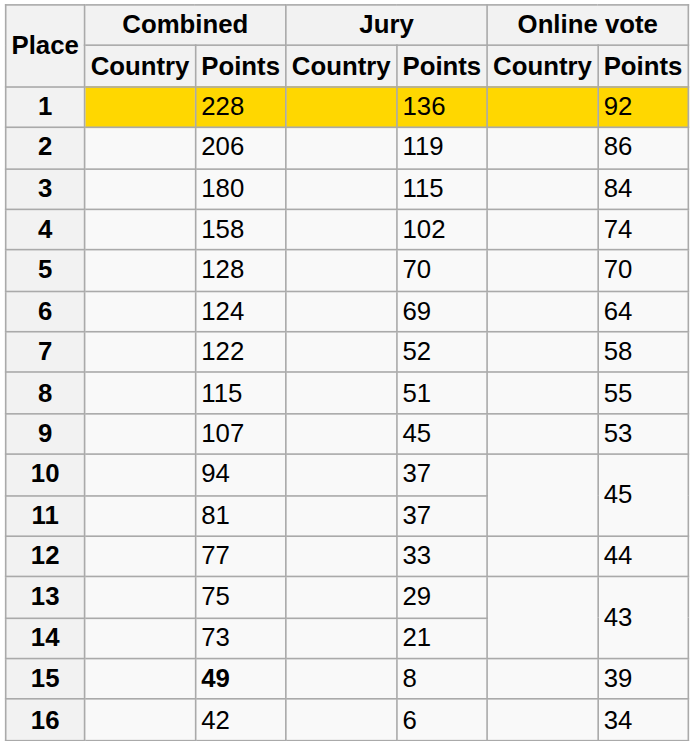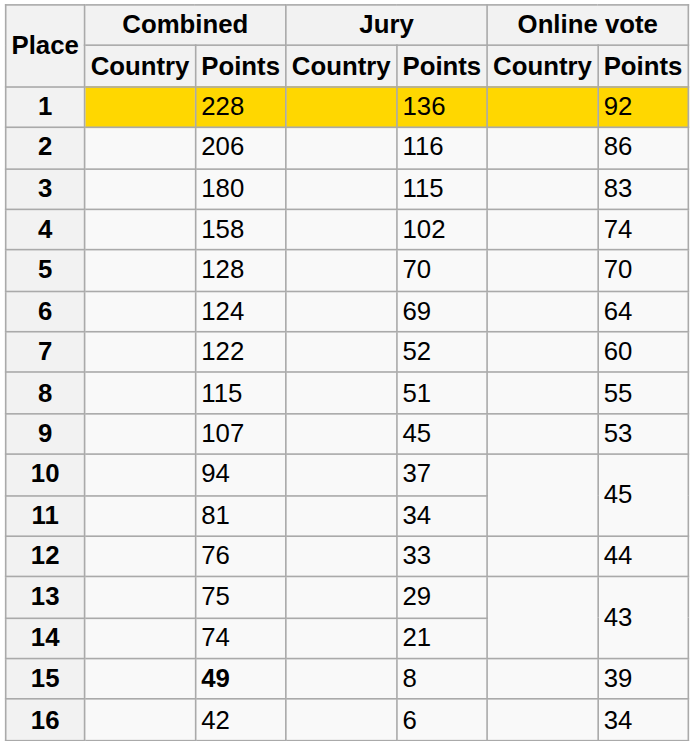(423, 147) 119 -> (423, 147) 116
(618, 188) 84 -> (618, 188) 83
(618, 351) 58 -> (618, 351) 60
(417, 515) 37 -> (417, 515) 34
(216, 556) 77 -> (216, 556) 76
(216, 637) 73 -> (216, 637) 74
